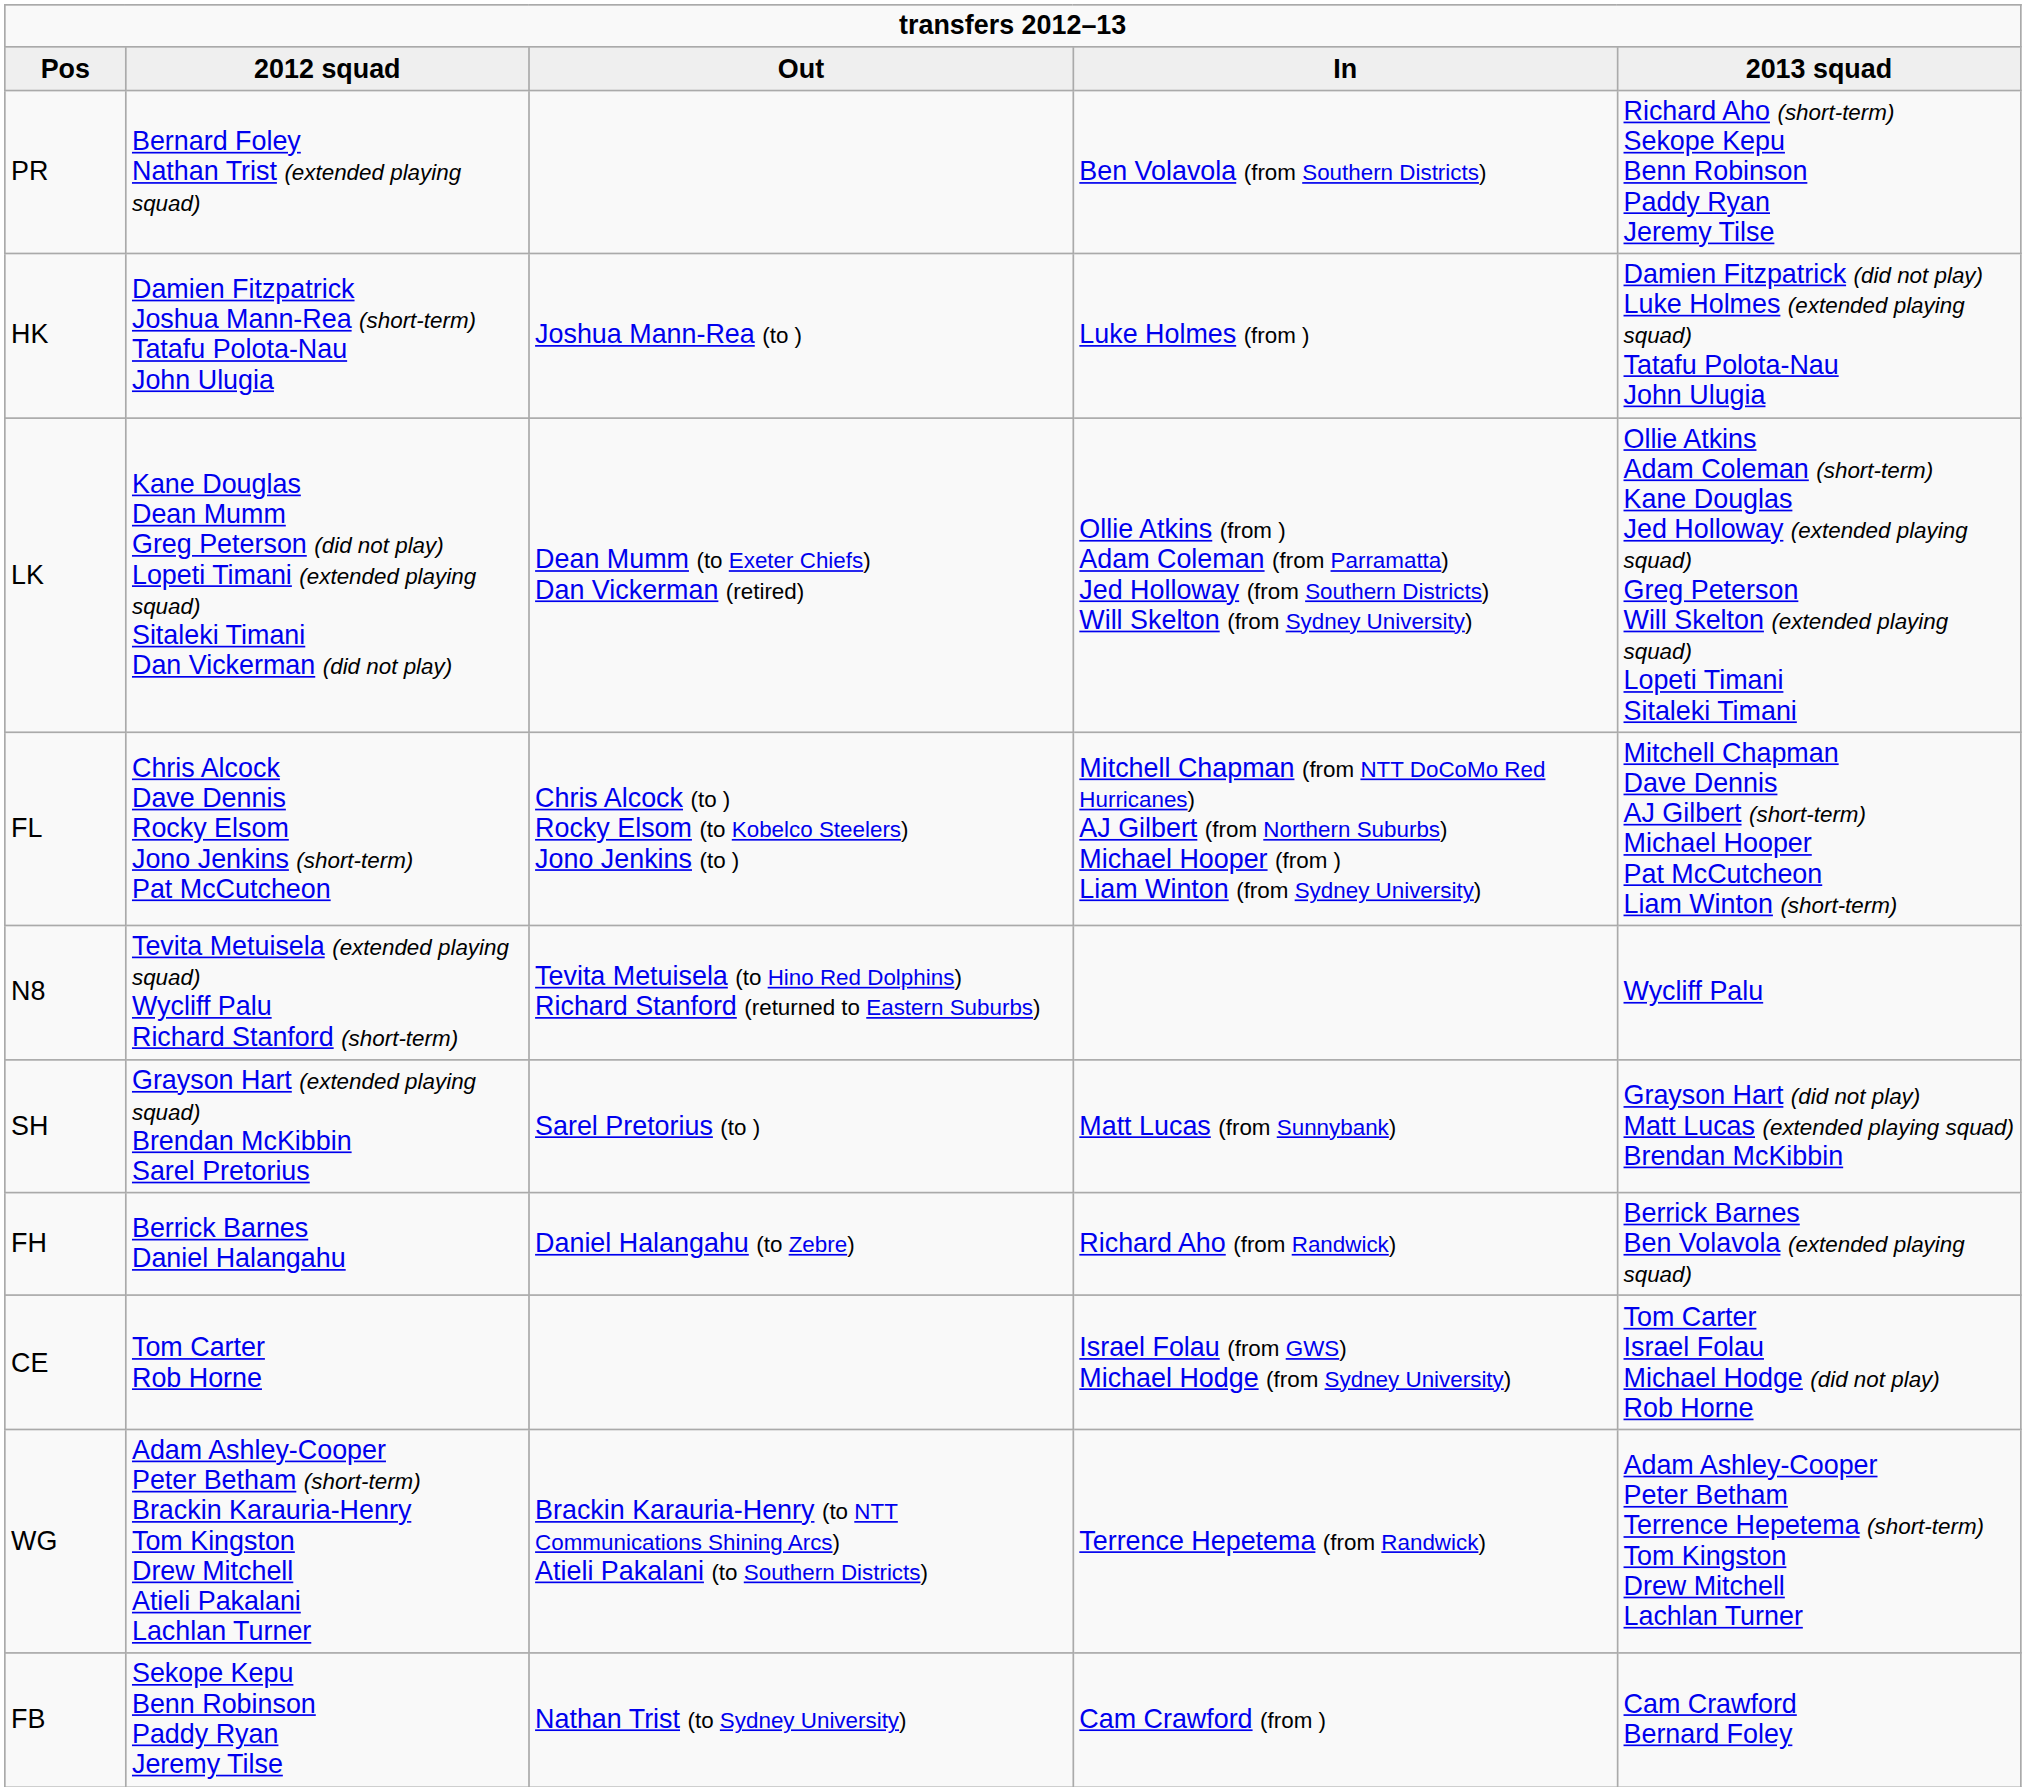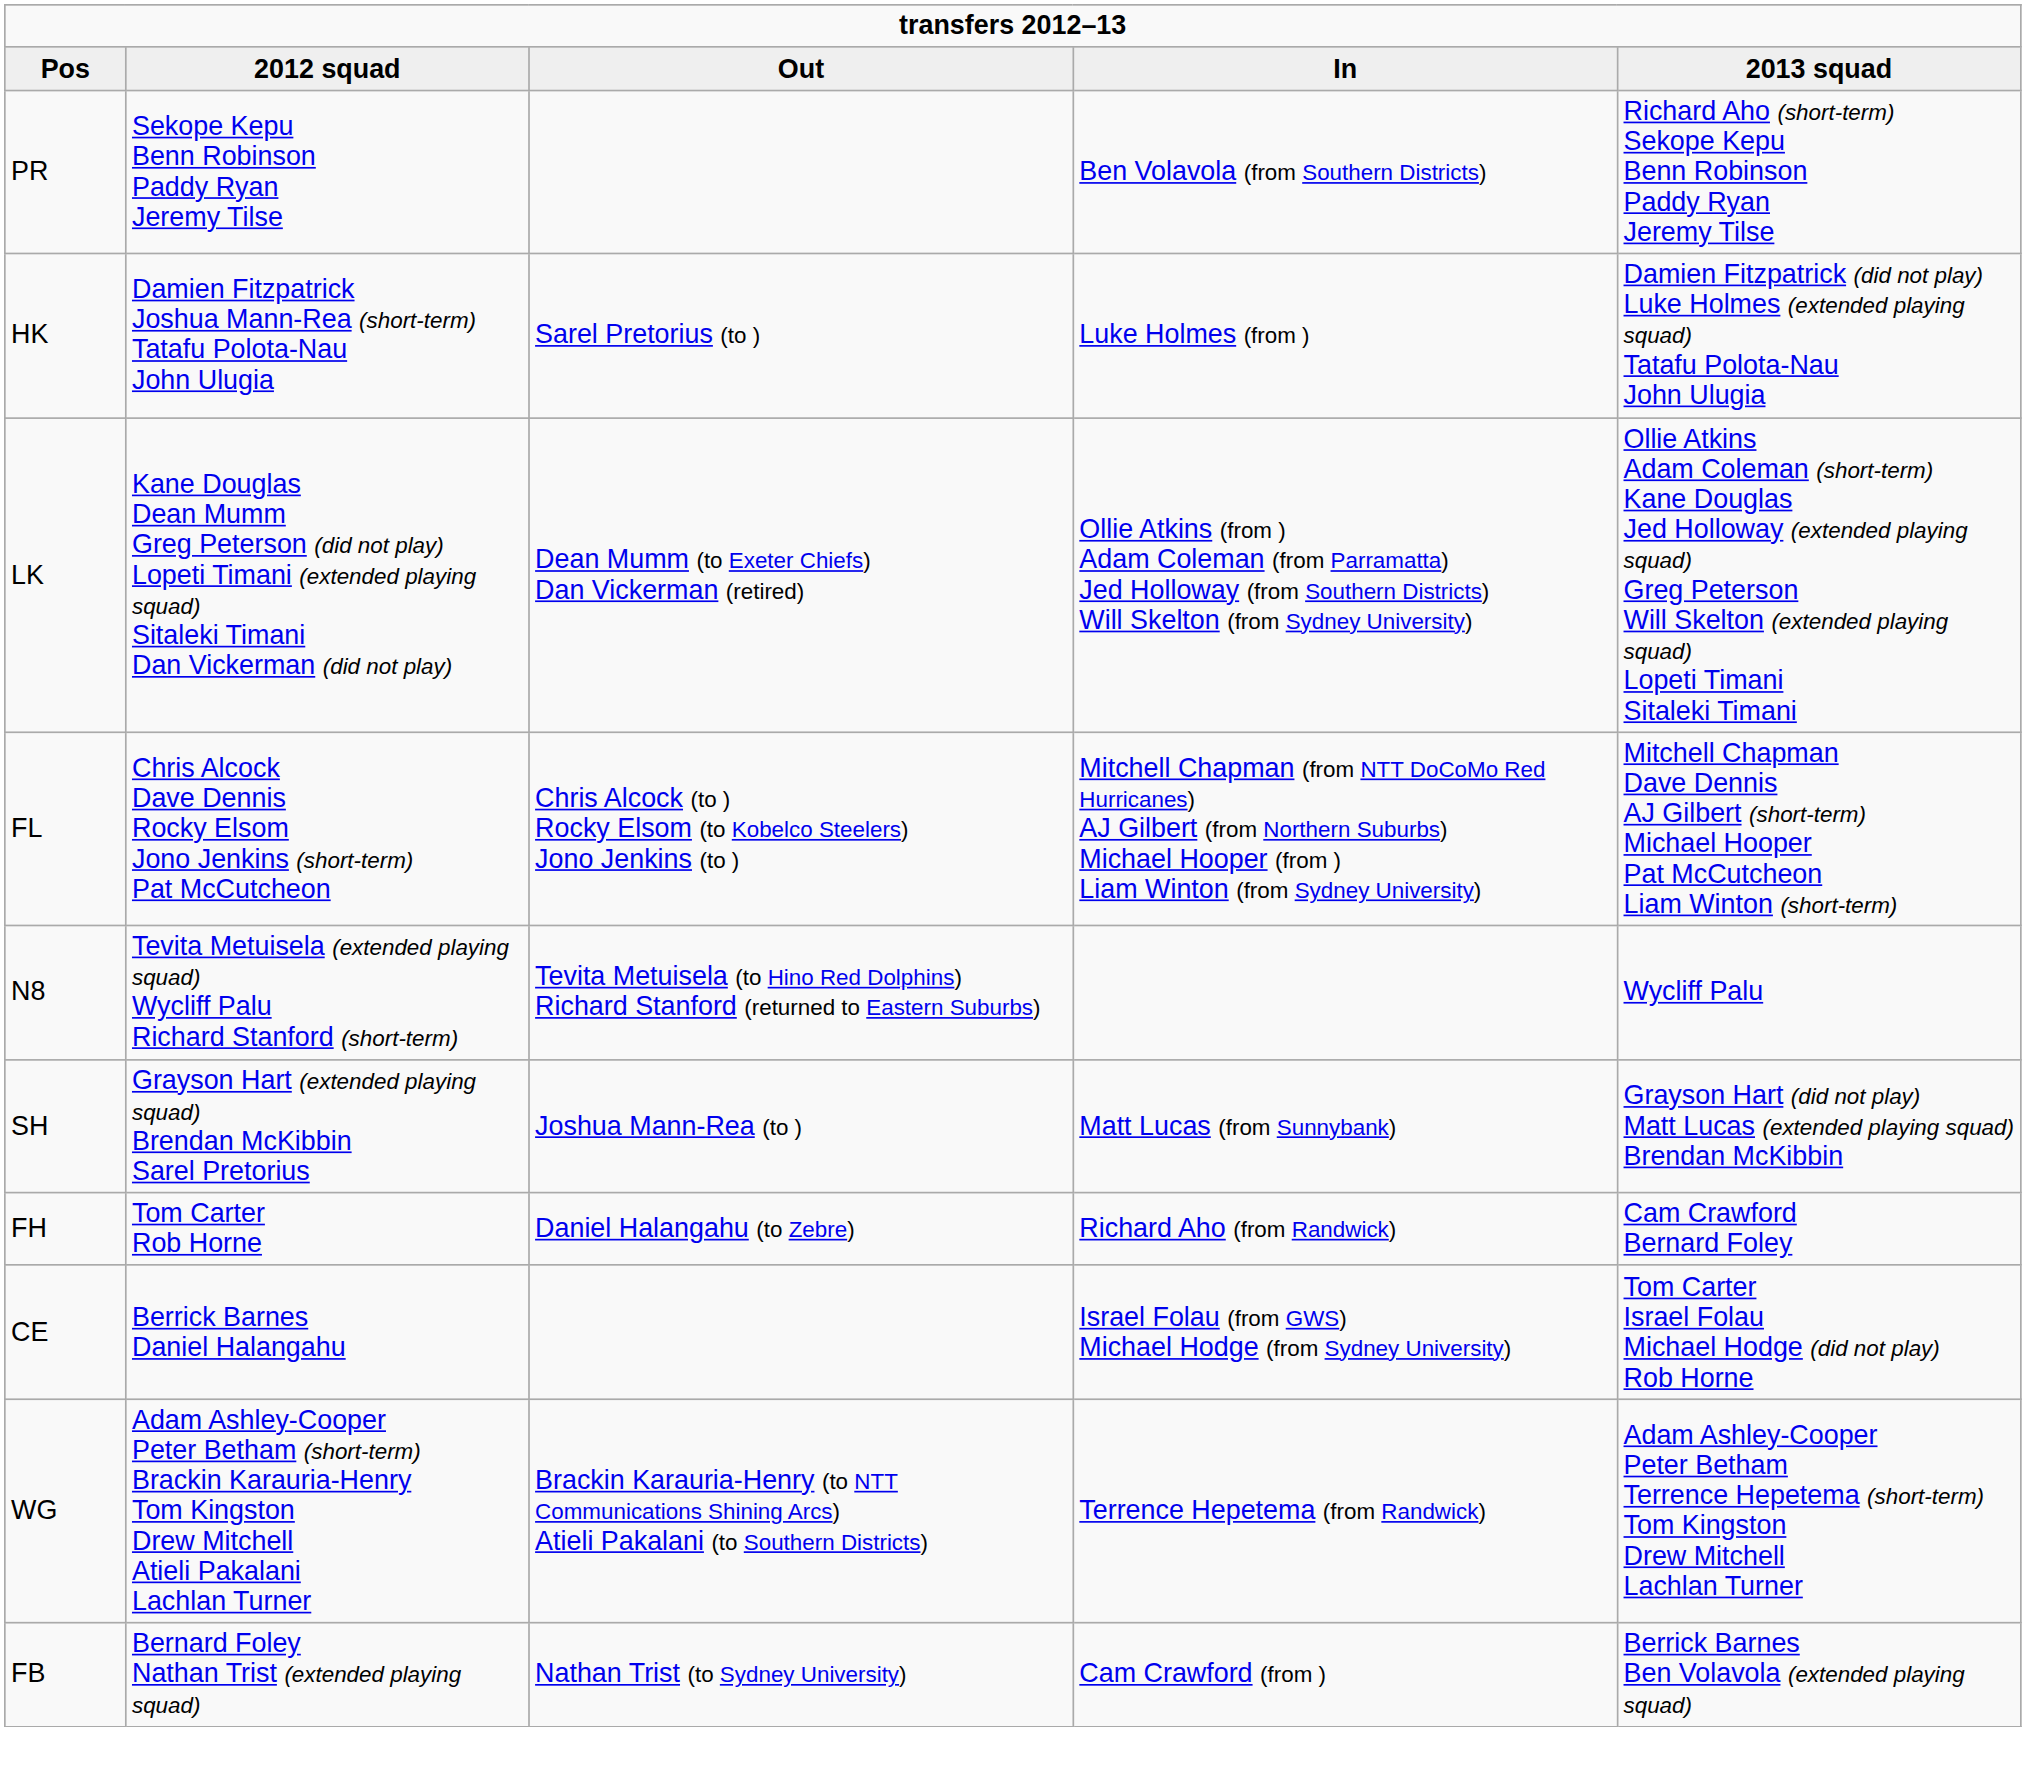(297, 171) Bernard Foley Nathan Trist (extended playing squad) -> (224, 171) Sekope Kepu Benn Robinson Paddy Ryan Jeremy Tilse
(669, 335) Joshua Mann-Rea (to ) -> (648, 335) Sarel Pretorius (to )
(648, 1125) Sarel Pretorius (to ) -> (669, 1125) Joshua Mann-Rea (to )
(239, 1243) Berrick Barnes Daniel Halangahu -> (198, 1228) Tom Carter Rob Horne
(1794, 1243) Berrick Barnes Ben Volavola (extended playing squad) -> (1710, 1228) Cam Crawford Bernard Foley
(198, 1362) Tom Carter Rob Horne -> (239, 1331) Berrick Barnes Daniel Halangahu
(224, 1719) Sekope Kepu Benn Robinson Paddy Ryan Jeremy Tilse -> (297, 1674) Bernard Foley Nathan Trist (extended playing squad)
(1710, 1719) Cam Crawford Bernard Foley -> (1794, 1674) Berrick Barnes Ben Volavola (extended playing squad)
